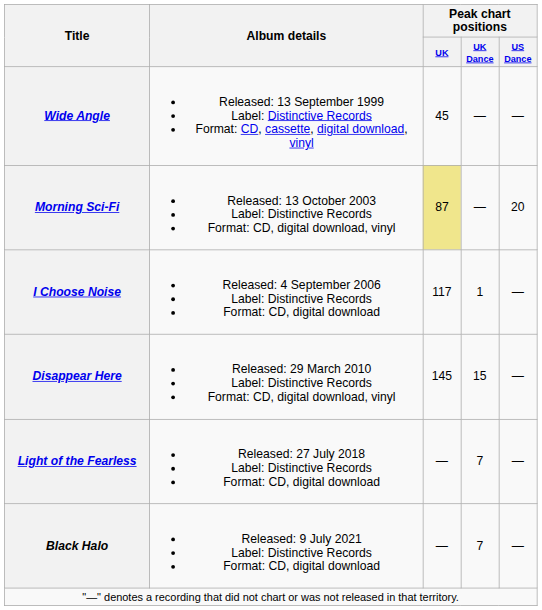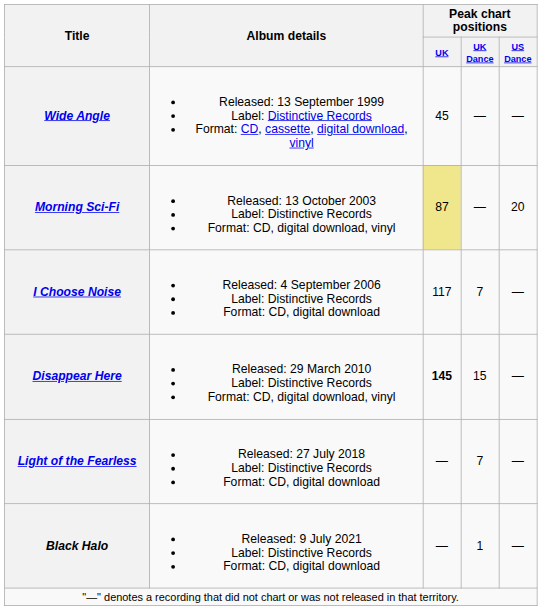(480, 292) 1 -> (480, 292) 7
(442, 376) normal -> (442, 376) bold
(480, 546) 7 -> (480, 546) 1
